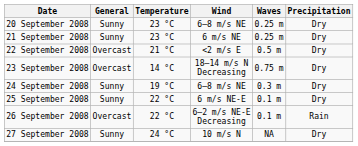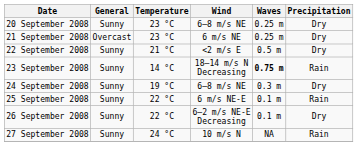(112, 37) Sunny -> (112, 37) Overcast
(112, 50) Overcast -> (112, 50) Sunny
(112, 68) Overcast -> (112, 68) Sunny
(269, 68) normal -> (269, 68) bold
(319, 68) Dry -> (319, 68) Rain
(319, 99) Dry -> (319, 99) Rain
(112, 117) Overcast -> (112, 117) Sunny
(319, 117) Rain -> (319, 117) Dry
(319, 135) Dry -> (319, 135) Rain
